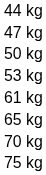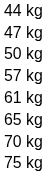- row: (23, 76)
+ row: (23, 76)
